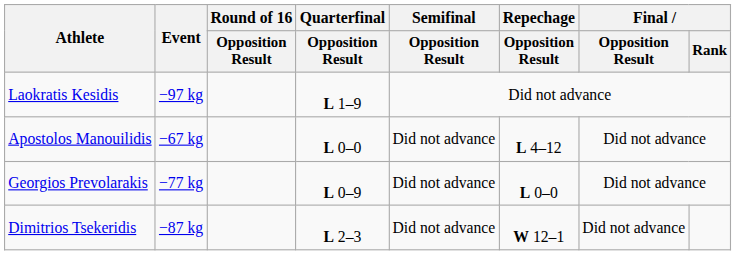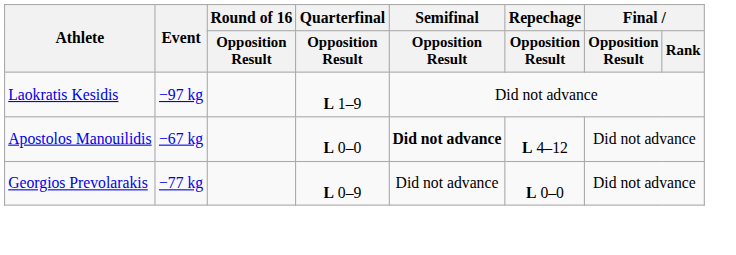(444, 139) normal -> (447, 139) bold
- row: (72, 228)
